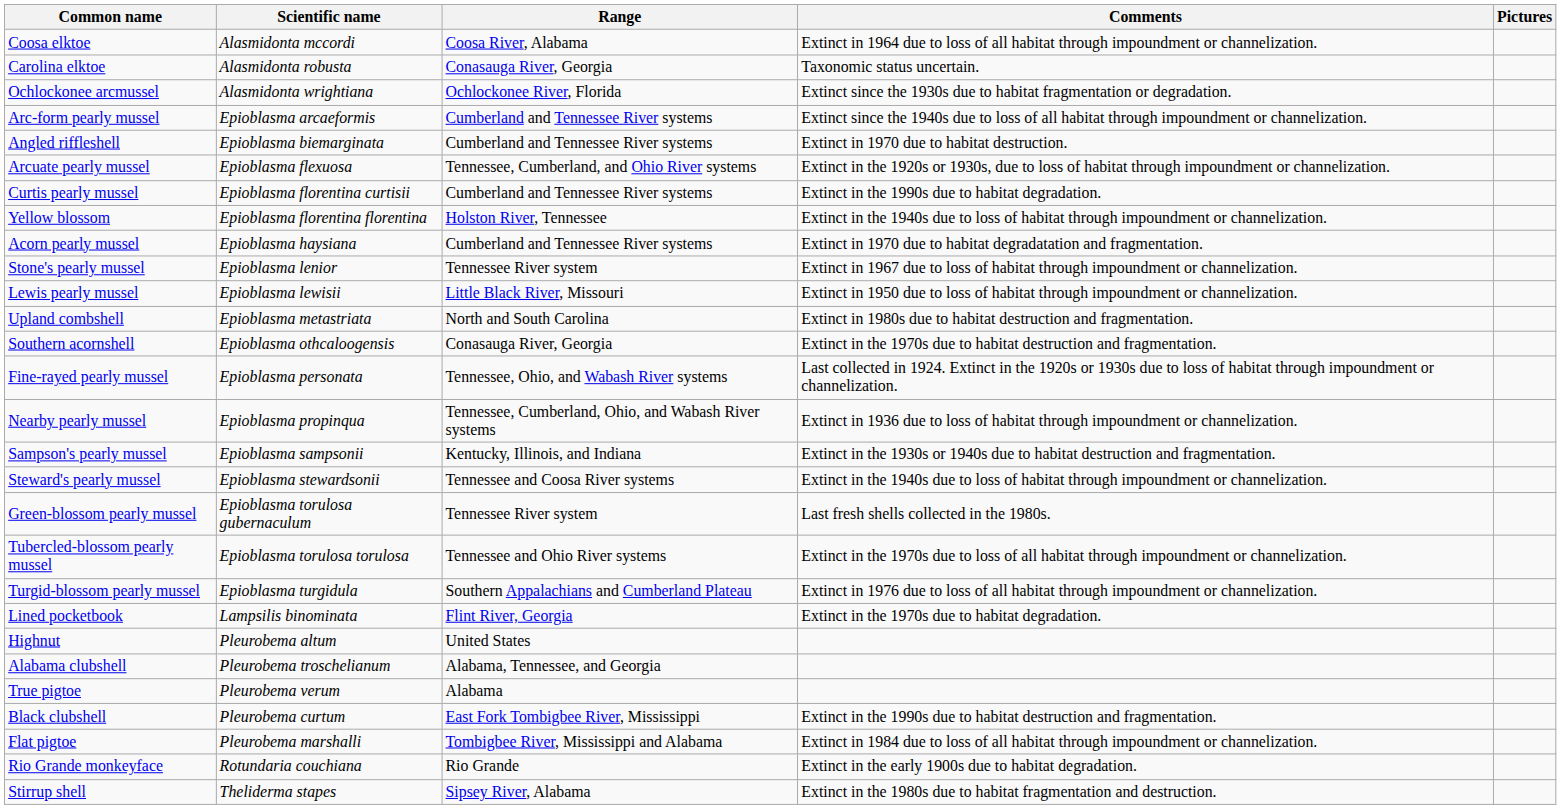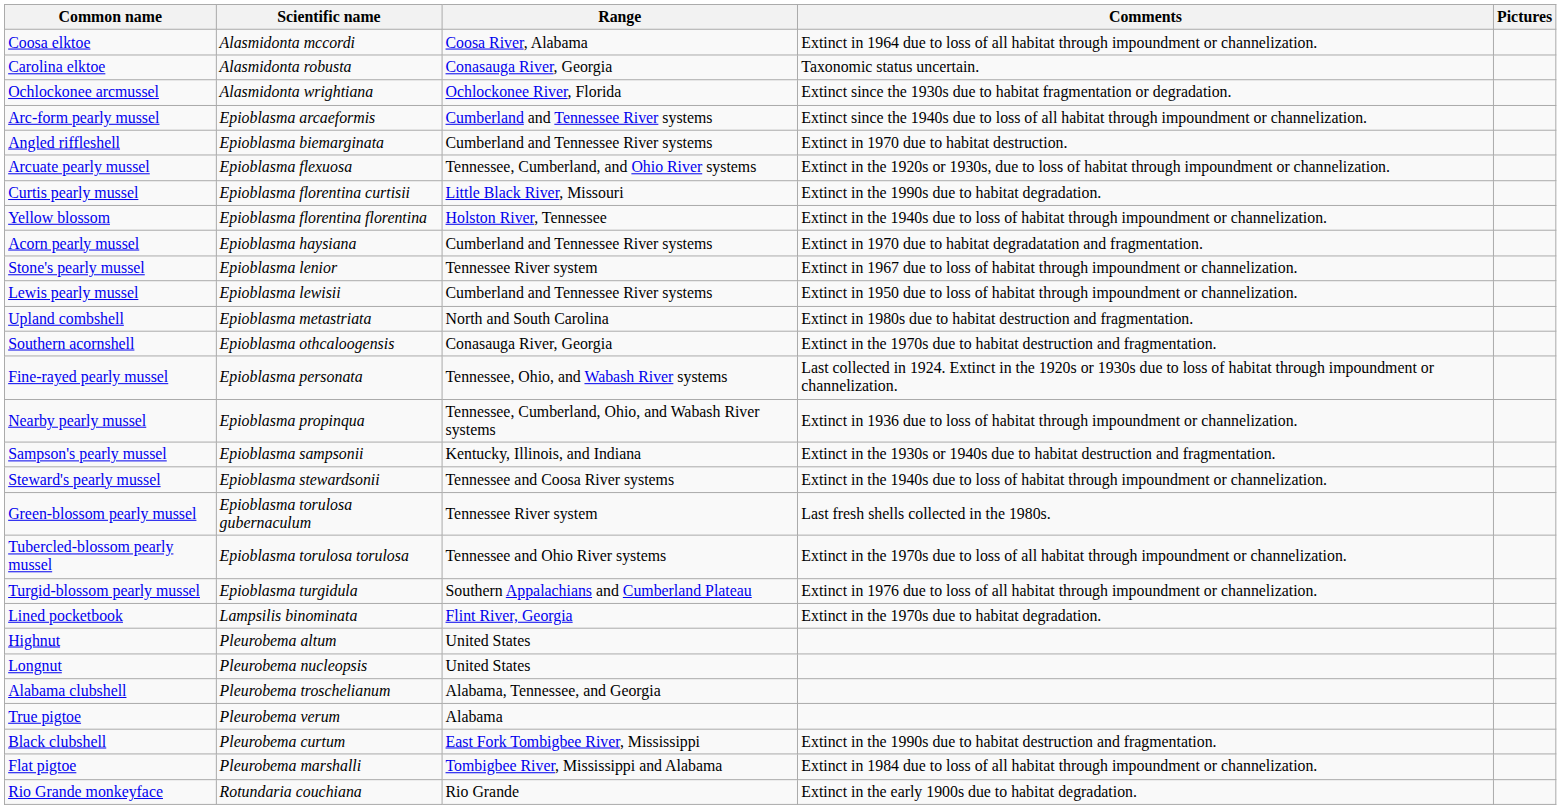(579, 192) Cumberland and Tennessee River systems -> (535, 192) Little Black River, Missouri
(535, 293) Little Black River, Missouri -> (579, 293) Cumberland and Tennessee River systems
+ row: (35, 666)
- row: (47, 791)
